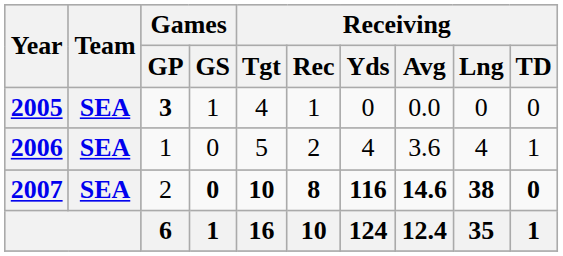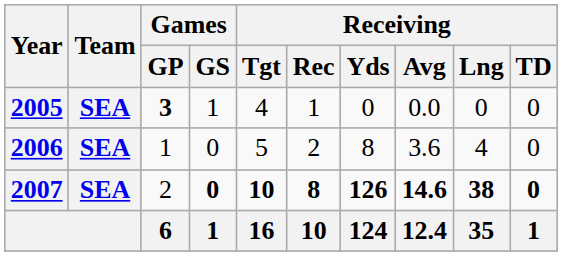(368, 148) 4 -> (368, 148) 8
(534, 148) 1 -> (534, 148) 0
(368, 189) 116 -> (368, 189) 126
